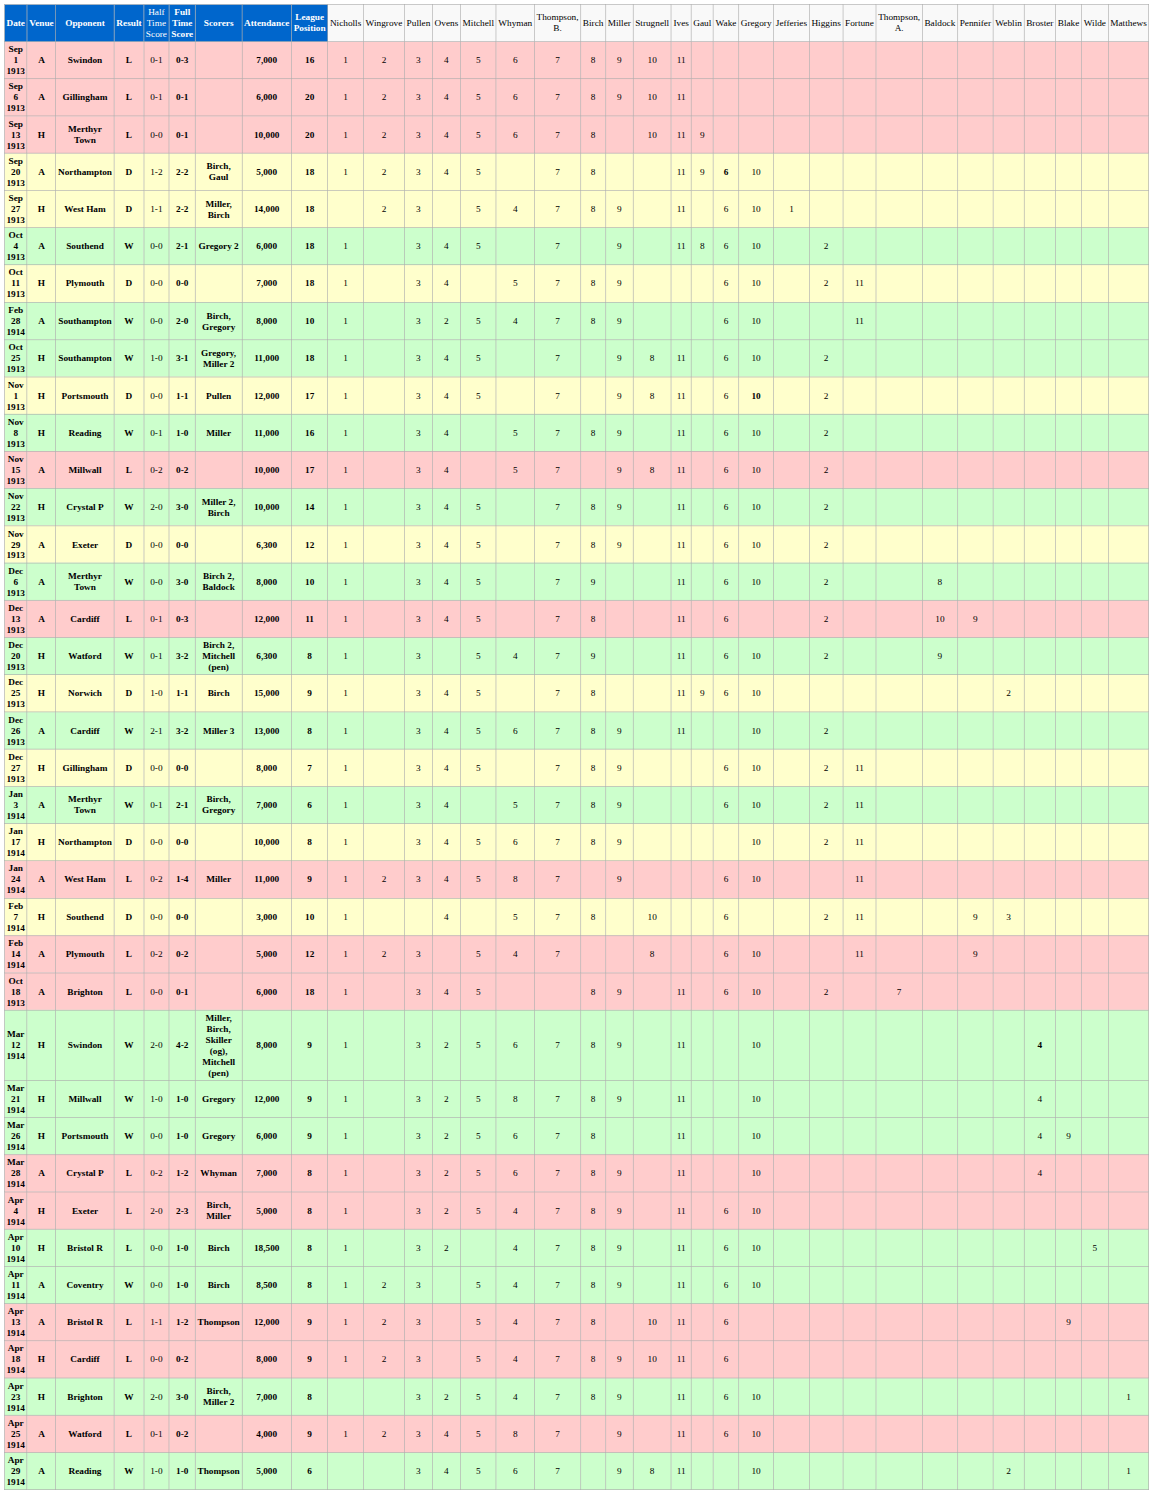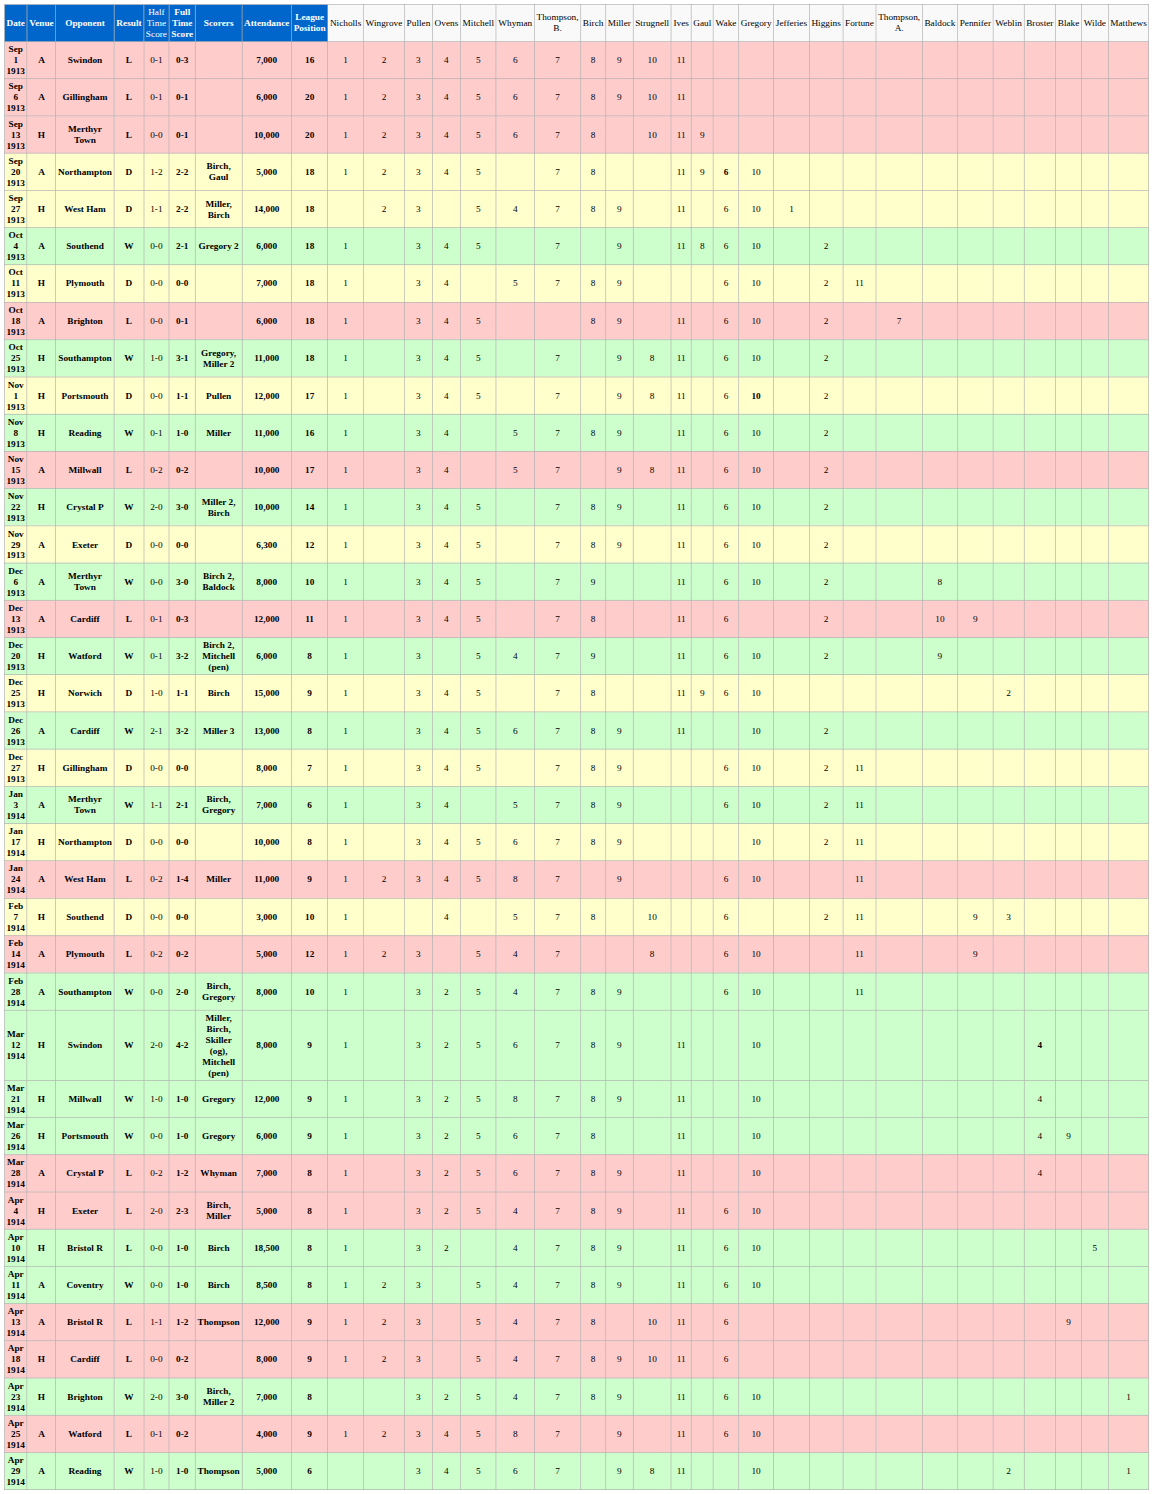rows swapped: (16, 991) <-> (16, 321)
(267, 656) 6,300 -> (267, 656) 6,000
(156, 805) 0-1 -> (156, 805) 1-1
